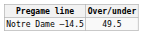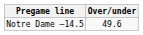(112, 24) 49.5 -> (112, 24) 49.6
